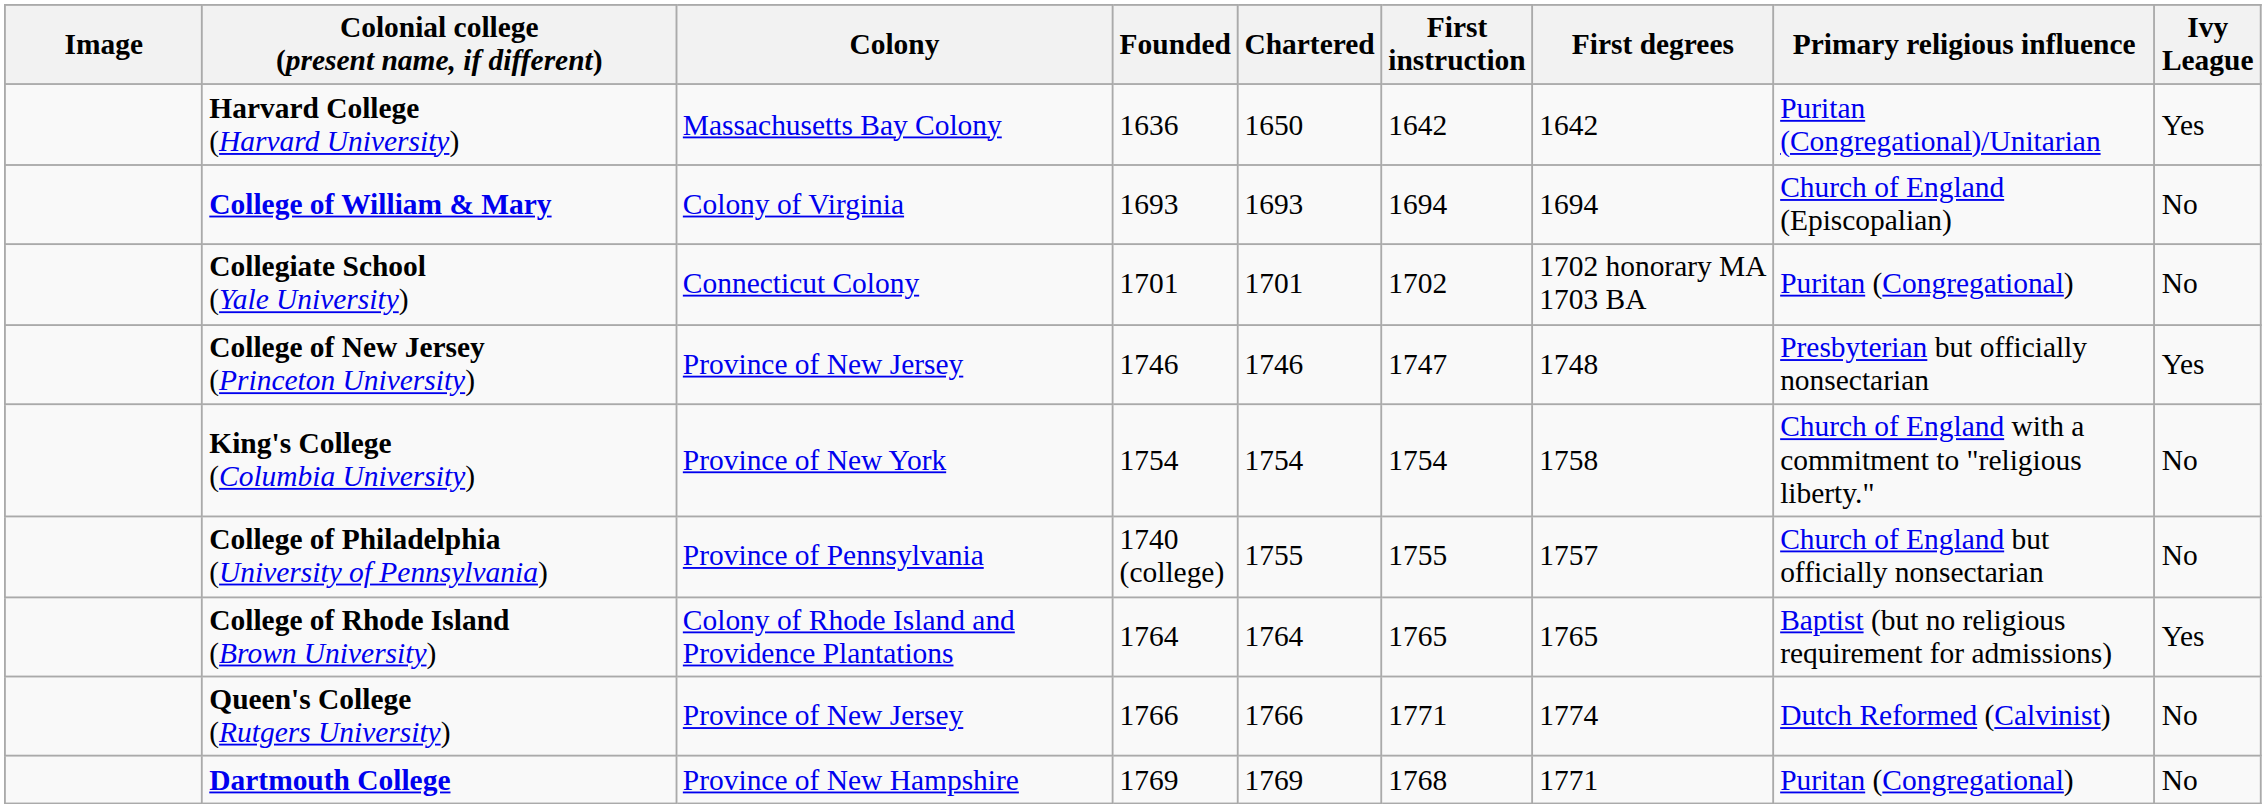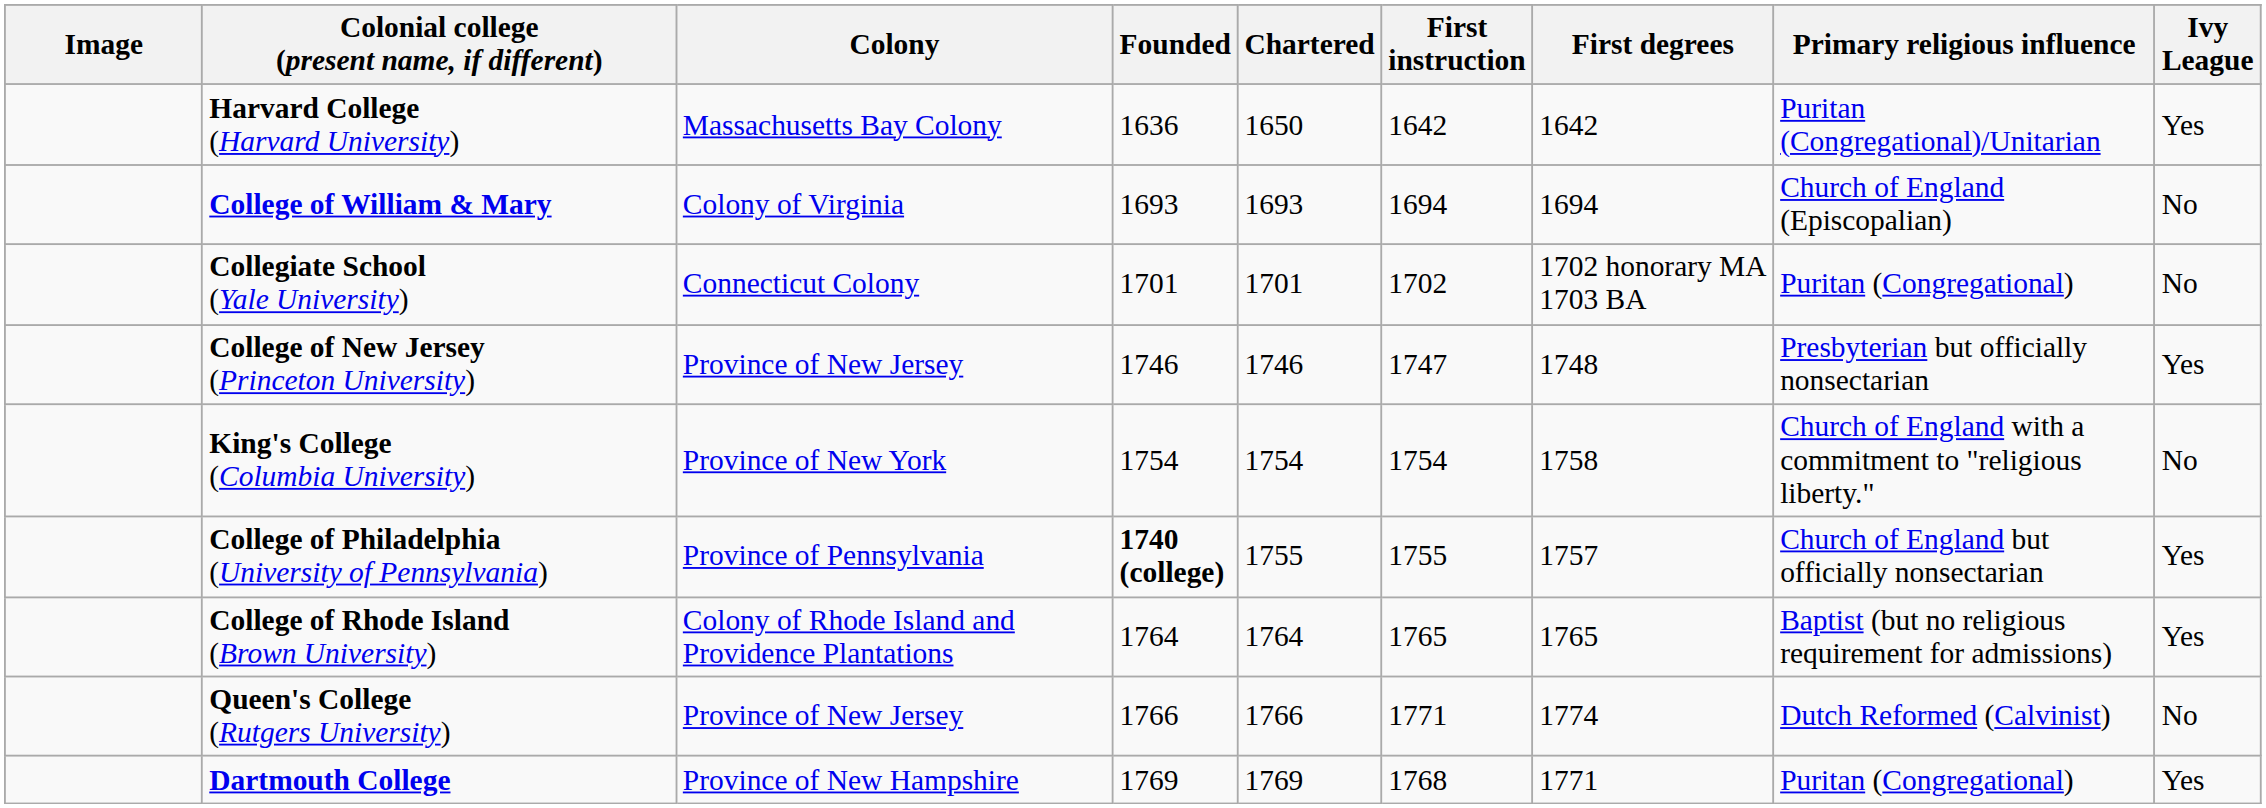(1172, 556) normal -> (1172, 556) bold
(2180, 556) No -> (2183, 556) Yes
(2180, 779) No -> (2183, 779) Yes
